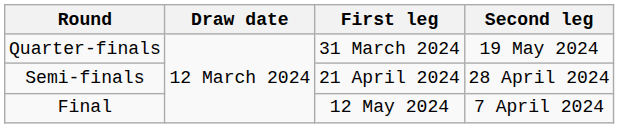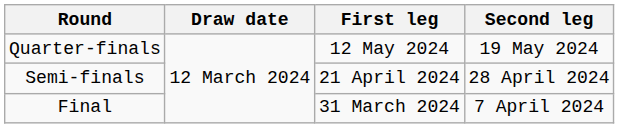(389, 49) 31 March 2024 -> (389, 49) 12 May 2024
(389, 108) 12 May 2024 -> (389, 108) 31 March 2024
